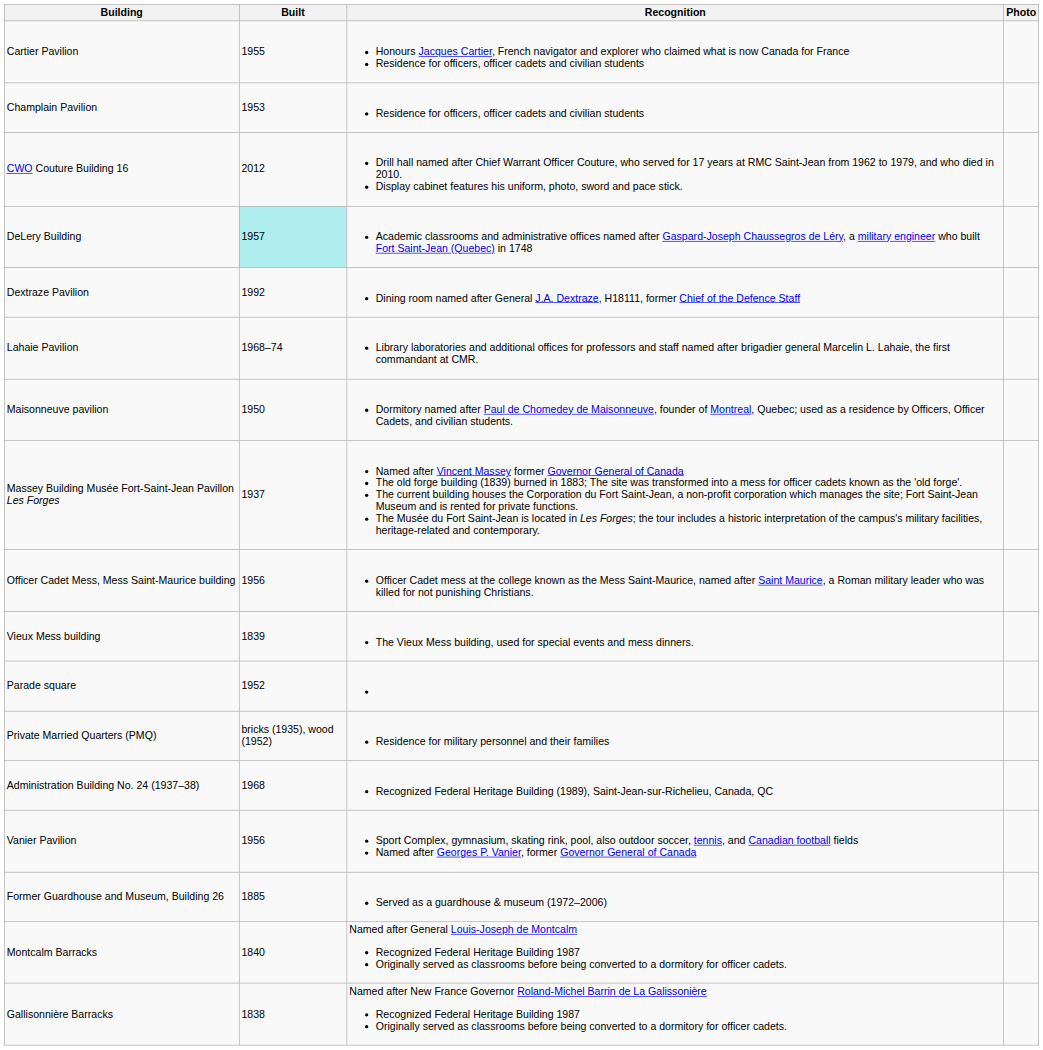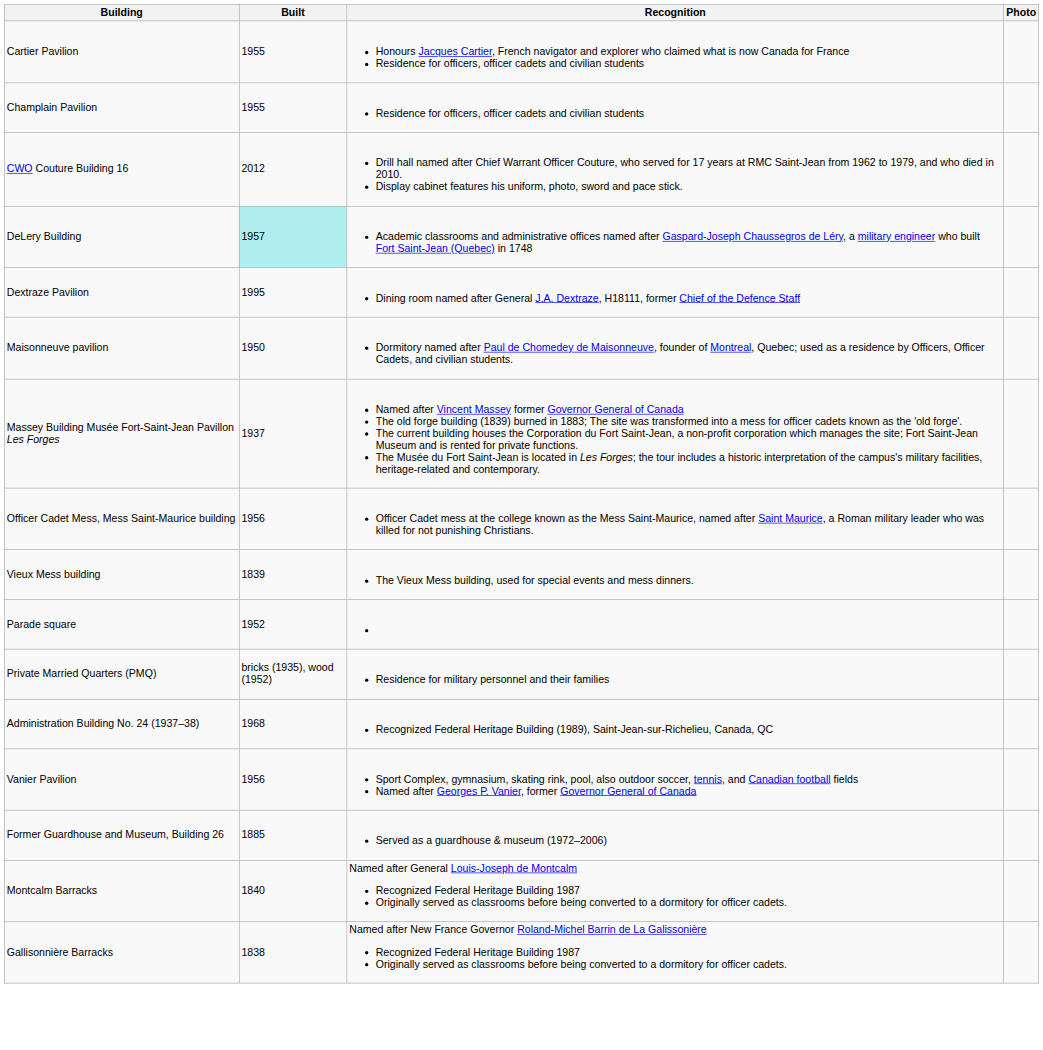(253, 107) 1953 -> (253, 107) 1955
(253, 292) 1992 -> (253, 292) 1995
- row: (43, 348)
